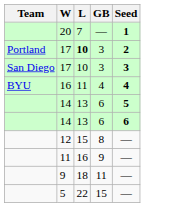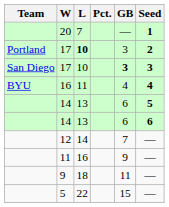+ column: (102, 13)
(101, 67) normal -> (125, 67) bold
(82, 139) 15 -> (82, 139) 14
(101, 139) 8 -> (125, 139) 7
